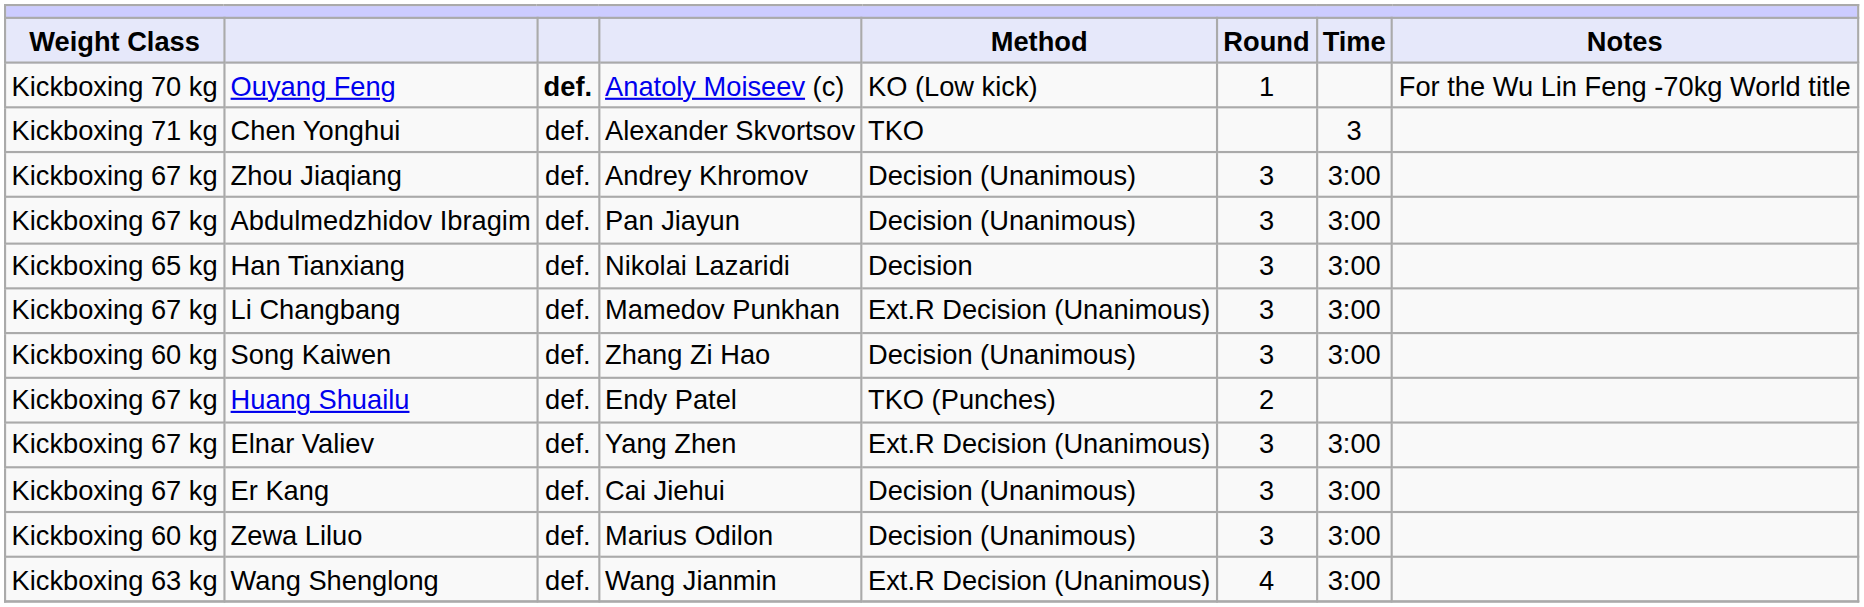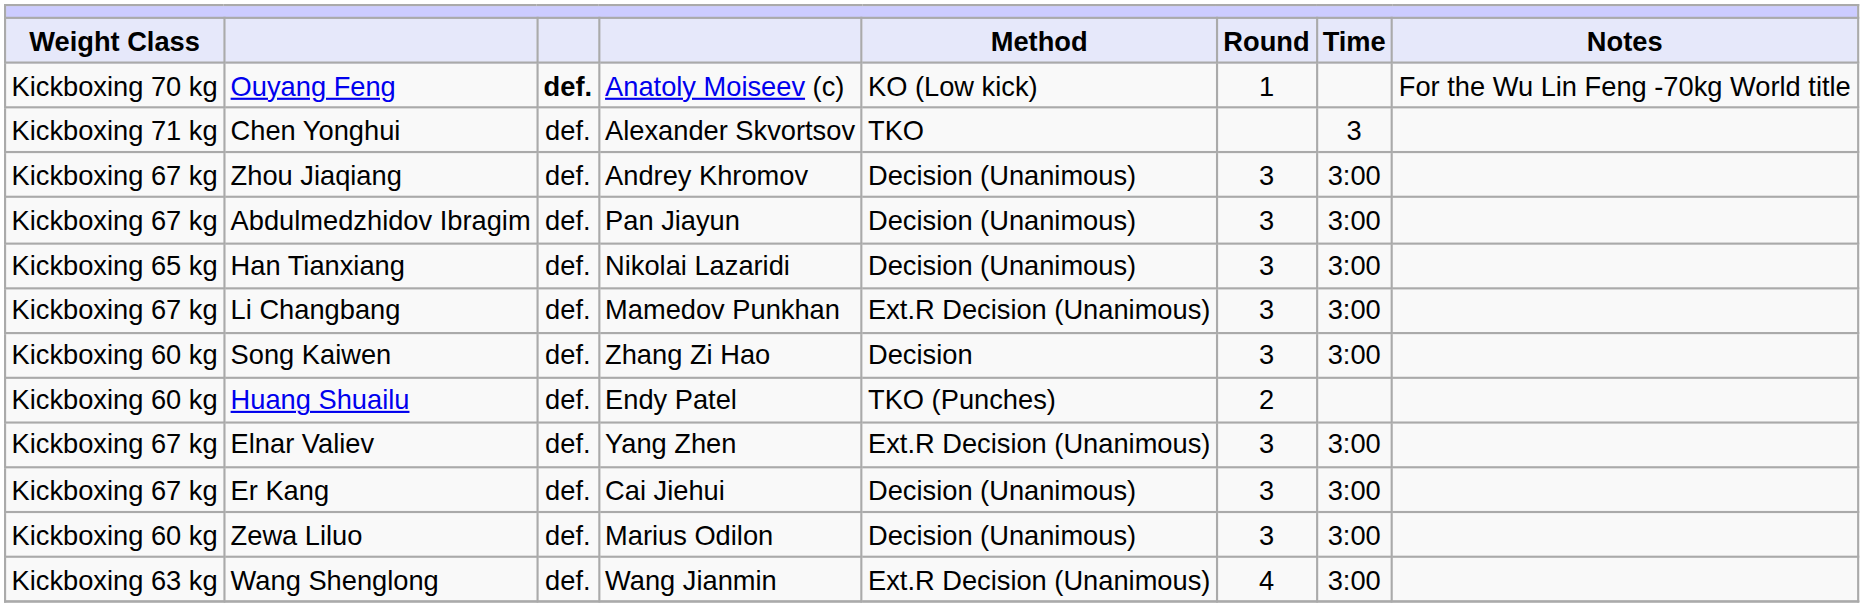(920, 265) Decision -> (1002, 265) Decision (Unanimous)
(1002, 355) Decision (Unanimous) -> (920, 355) Decision
(115, 400) Kickboxing 67 kg -> (115, 400) Kickboxing 60 kg
